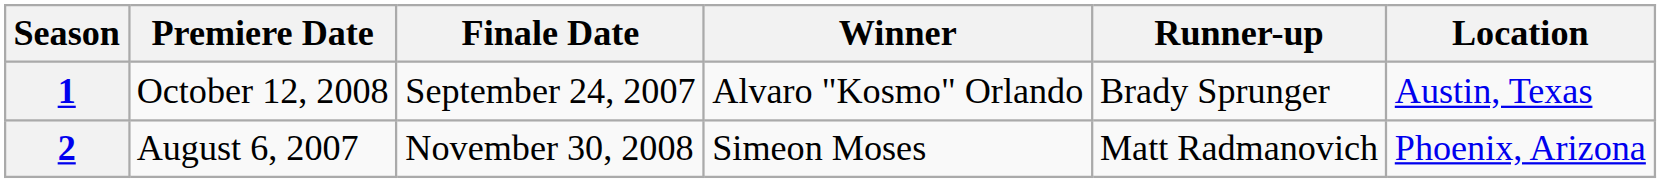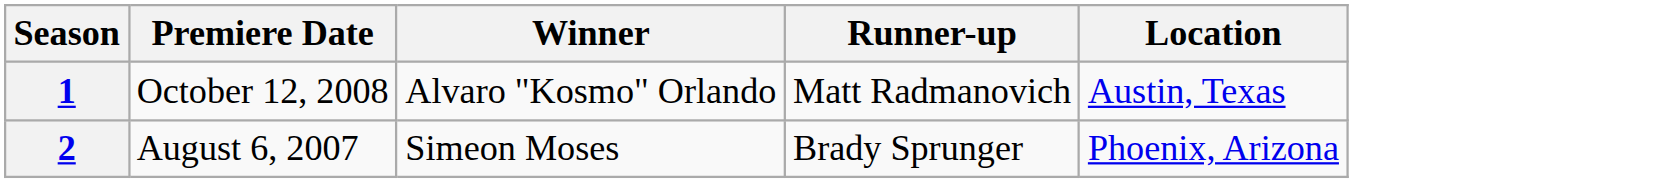- column: (550, 33)
(1215, 90) Brady Sprunger -> (932, 90) Matt Radmanovich
(1239, 147) Matt Radmanovich -> (908, 147) Brady Sprunger
